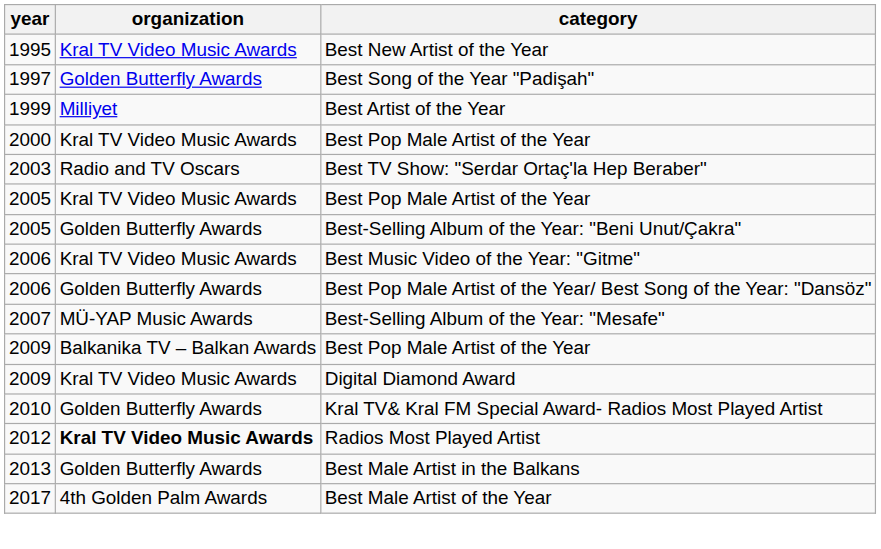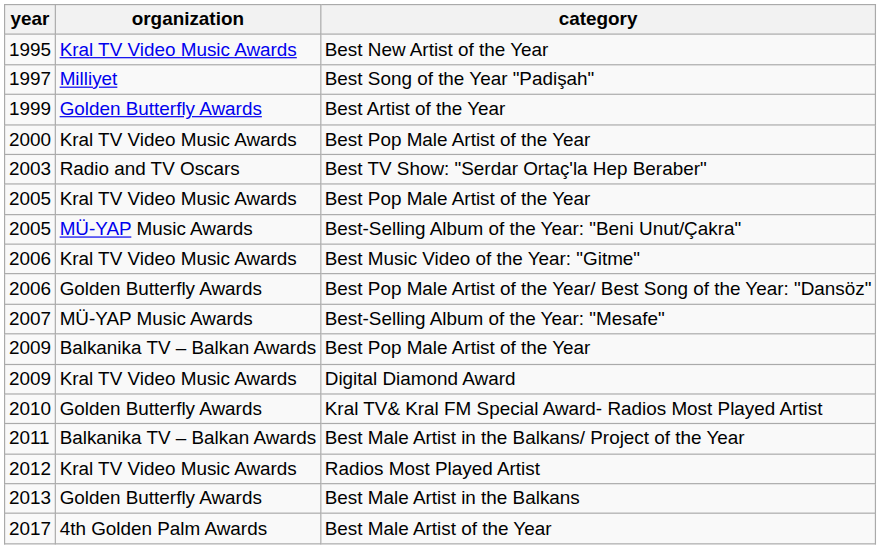(161, 79) Golden Butterfly Awards -> (88, 79) Milliyet
(88, 109) Milliyet -> (161, 109) Golden Butterfly Awards
(161, 229) Golden Butterfly Awards -> (156, 229) MÜ-YAP Music Awards
+ row: (29, 438)
(186, 438) bold -> (178, 468) normal
